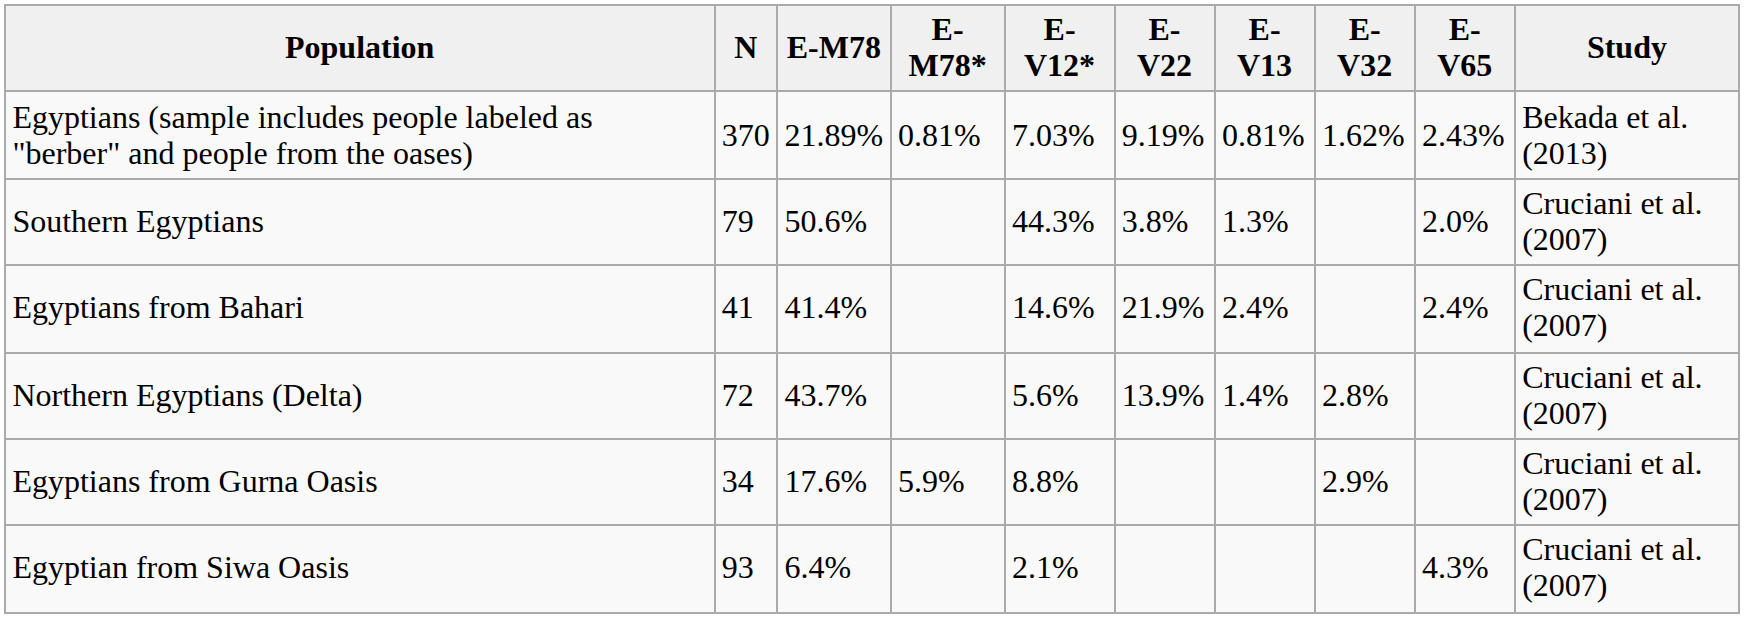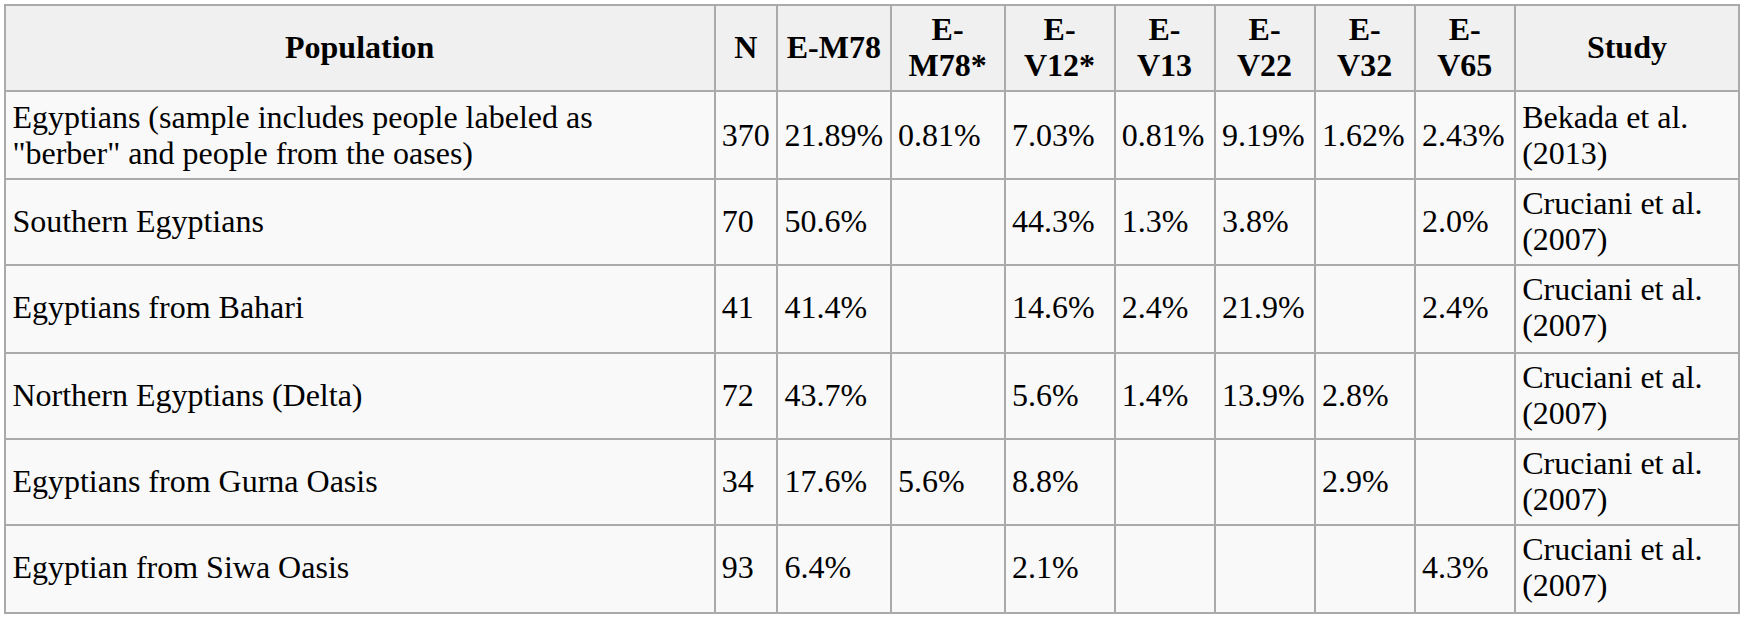columns swapped: (1265, 47) <-> (1164, 47)
(738, 221) 79 -> (738, 221) 70
(931, 481) 5.9% -> (931, 481) 5.6%
